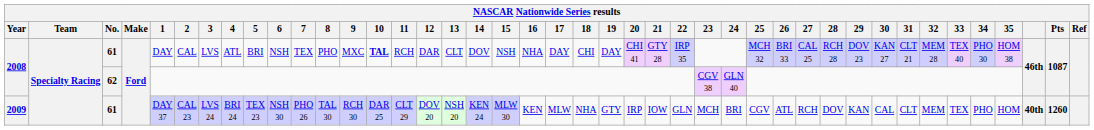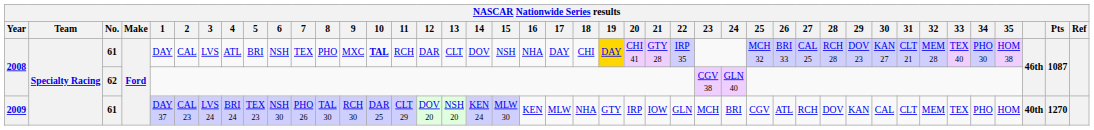(611, 52) no background -> (611, 52) gold background
(1058, 110) 1260 -> (1058, 110) 1270
